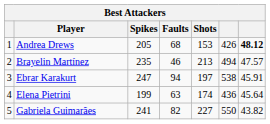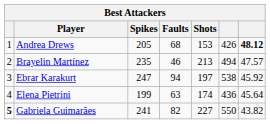(252, 78) 45.91 -> (252, 78) 45.92
(9, 111) normal -> (9, 111) bold
